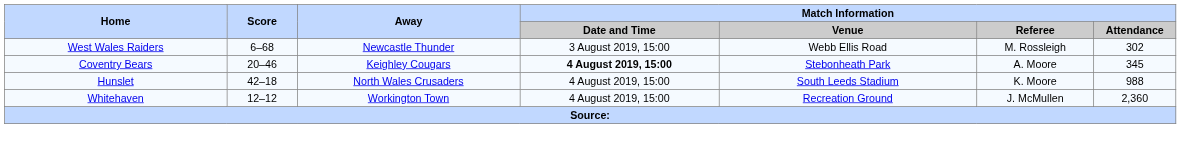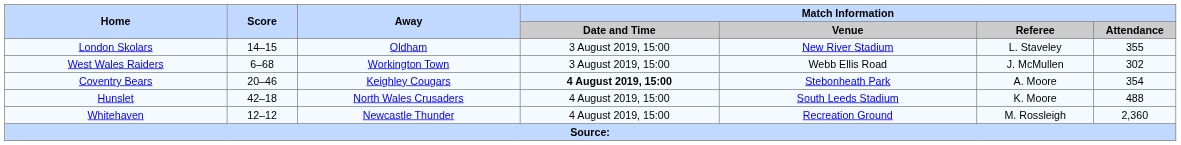+ row: (116, 47)
(408, 47) Newcastle Thunder -> (408, 64) Workington Town
(1035, 47) M. Rossleigh -> (1035, 64) J. McMullen
(1135, 64) 345 -> (1135, 81) 354
(1135, 81) 988 -> (1135, 98) 488
(408, 98) Workington Town -> (408, 115) Newcastle Thunder
(1035, 98) J. McMullen -> (1035, 115) M. Rossleigh
